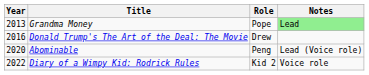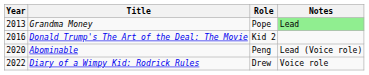(261, 37) Drew -> (264, 37) Kid 2
(264, 63) Kid 2 -> (261, 63) Drew
